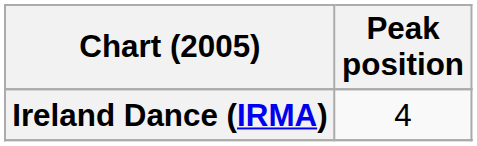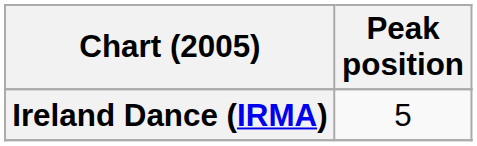(403, 114) 4 -> (403, 114) 5
